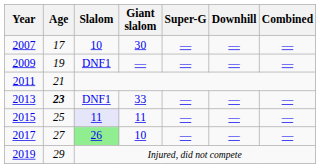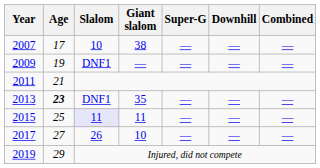(140, 44) 30 -> (140, 44) 38
(140, 99) 33 -> (140, 99) 35
(96, 136) lightgreen background -> (96, 136) no background
